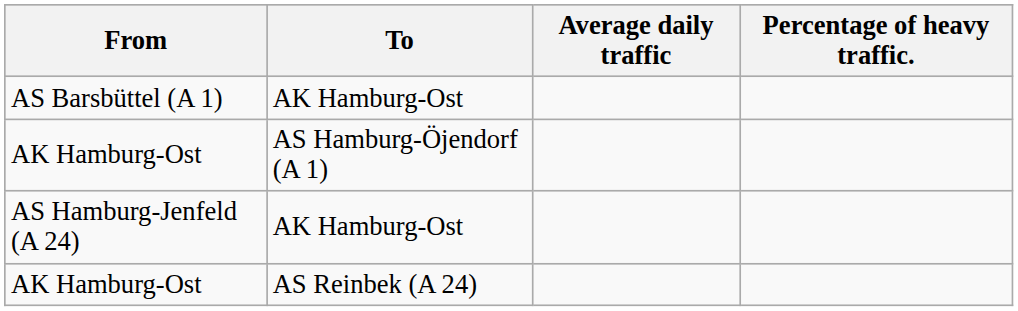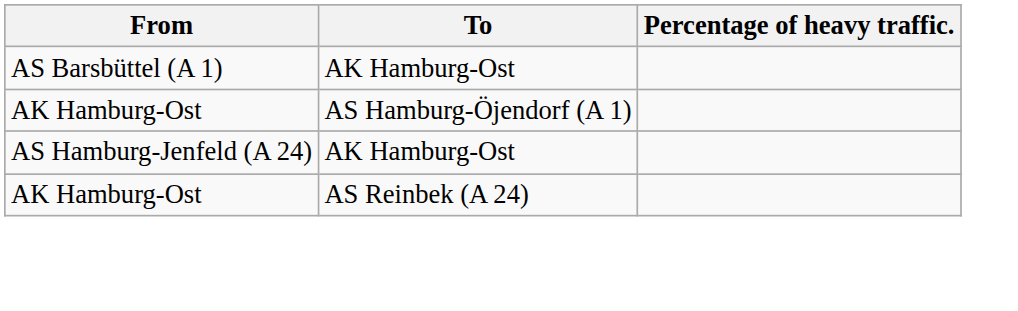- column: (636, 40)
